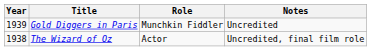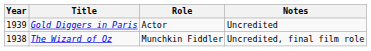(182, 25) Munchkin Fiddler -> (154, 25) Actor
(154, 39) Actor -> (182, 39) Munchkin Fiddler
